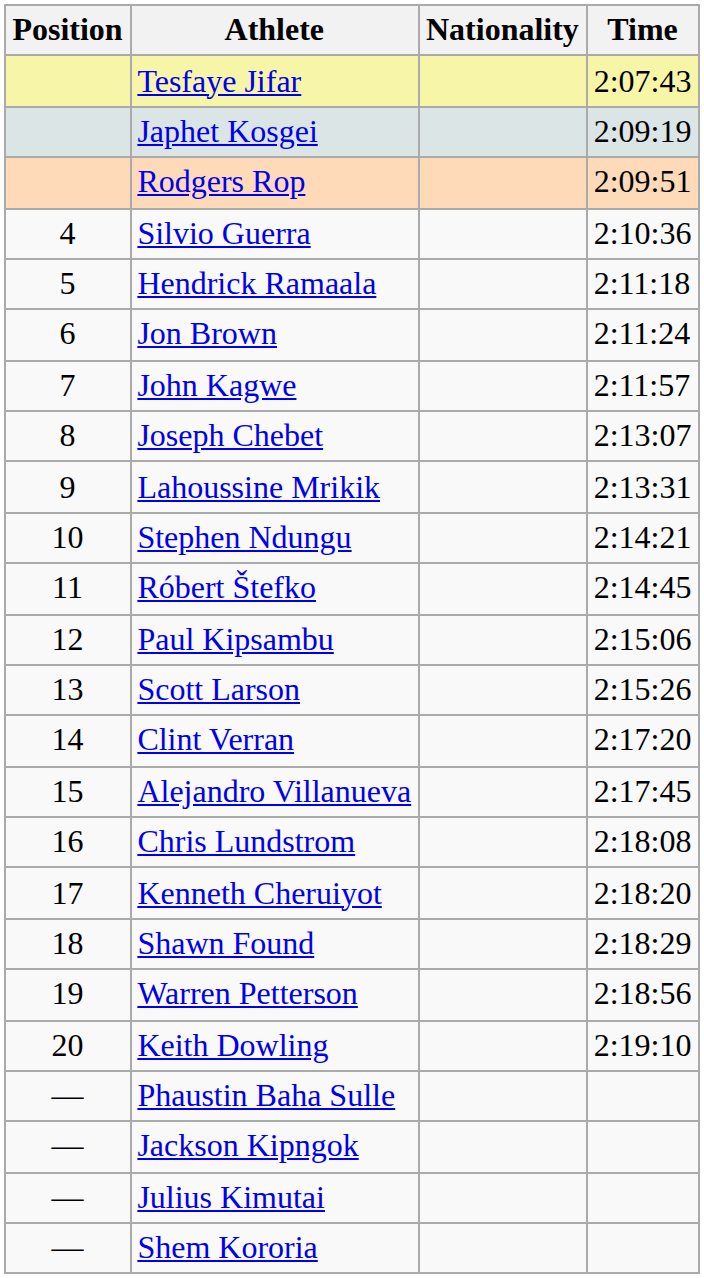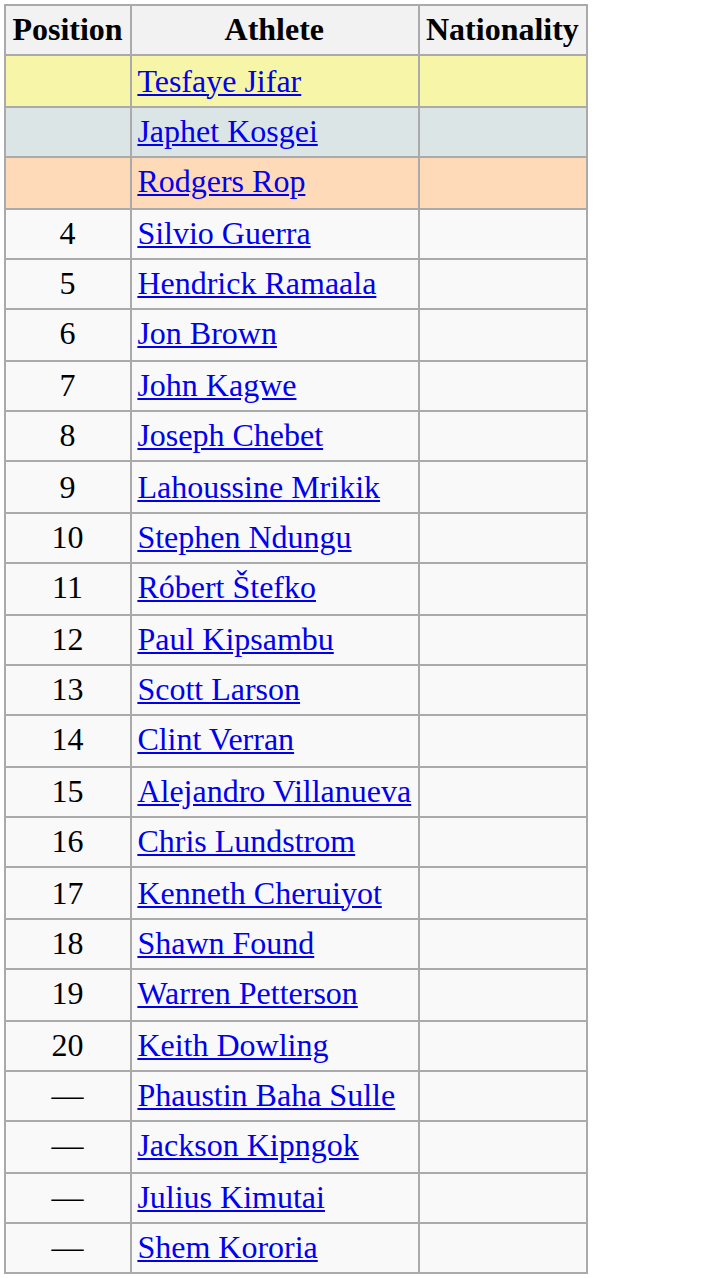- column: (643, 29)
